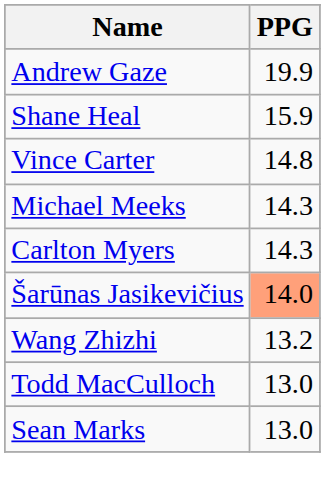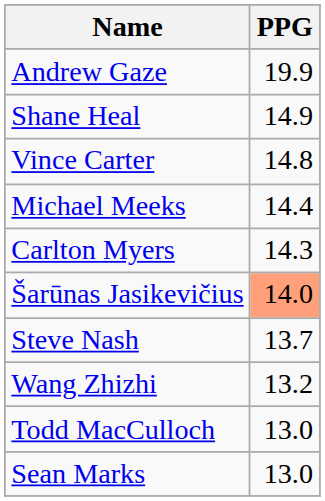(288, 116) 15.9 -> (288, 116) 14.9
(288, 205) 14.3 -> (288, 205) 14.4
+ row: (75, 339)
